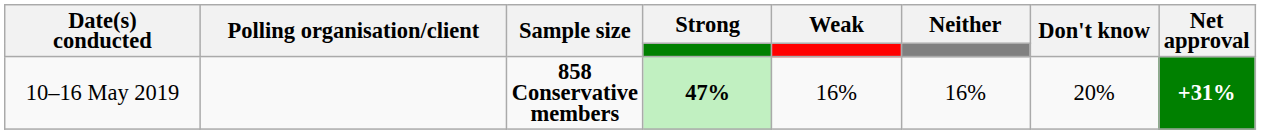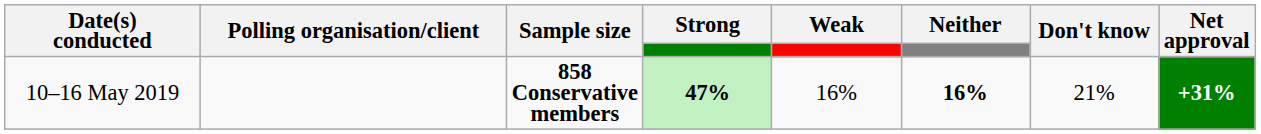(965, 92) normal -> (965, 92) bold
(1094, 92) 20% -> (1094, 92) 21%
